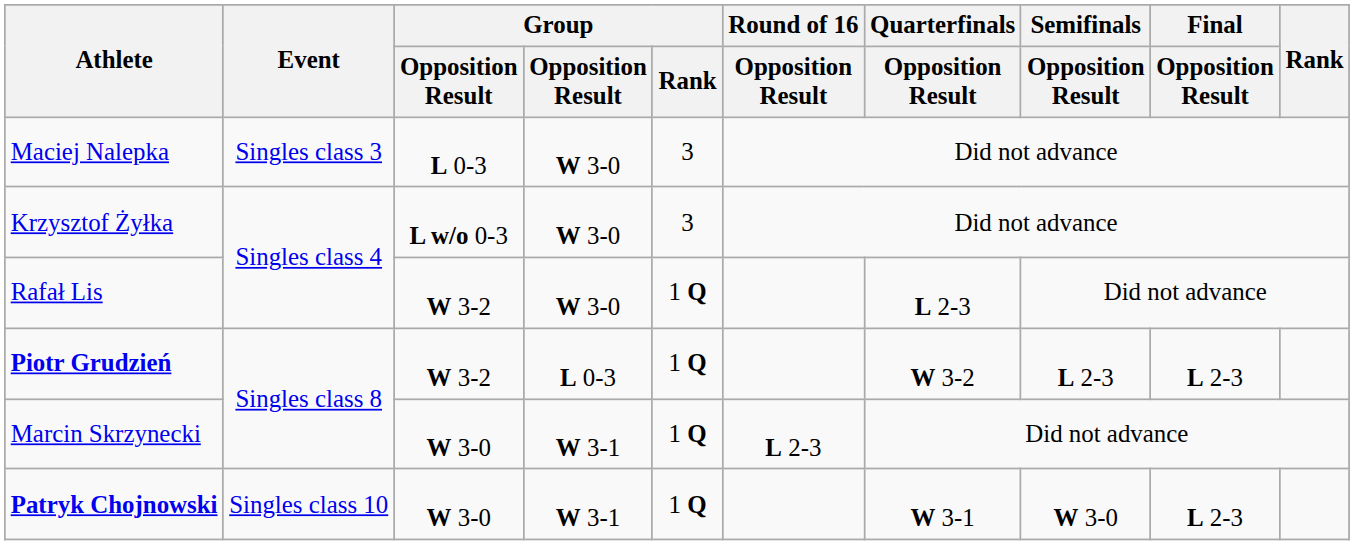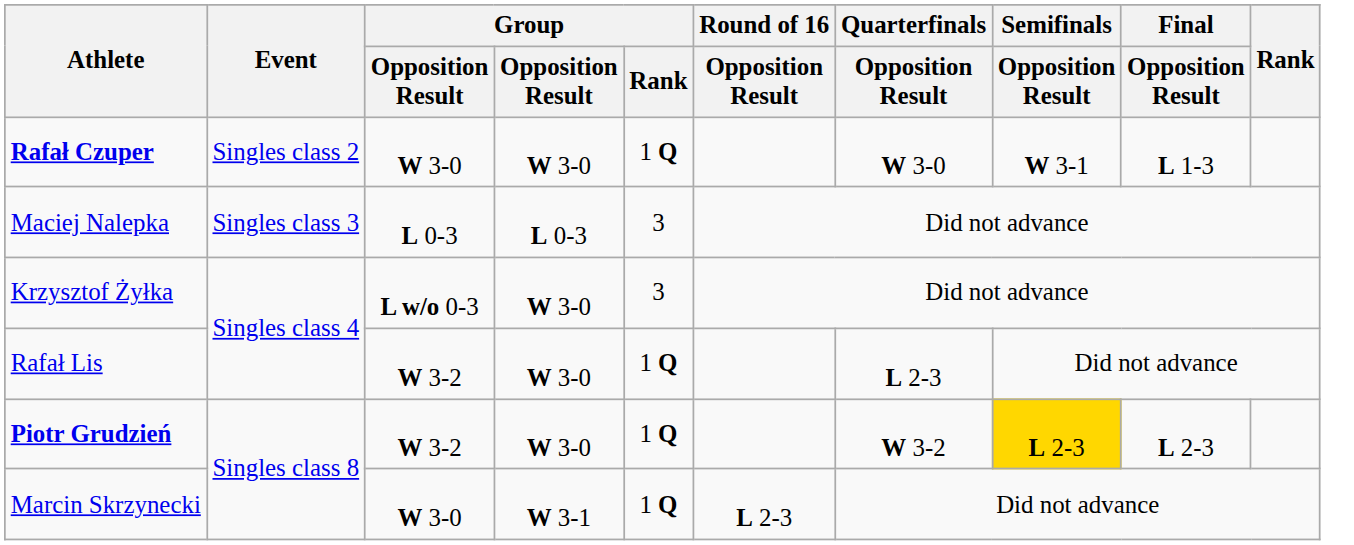+ row: (82, 151)
(588, 166) W 3-0 -> (559, 236) L 0-3
(588, 377) L 0-3 -> (559, 448) W 3-0
(1086, 377) no background -> (1057, 448) gold background
- row: (114, 504)
